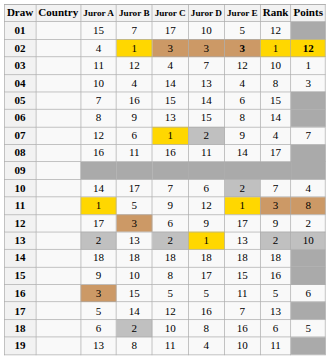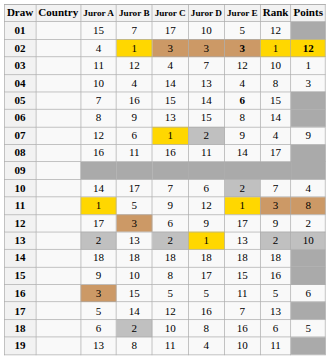(242, 100) normal -> (242, 100) bold
(308, 135) 7 -> (308, 135) 9
